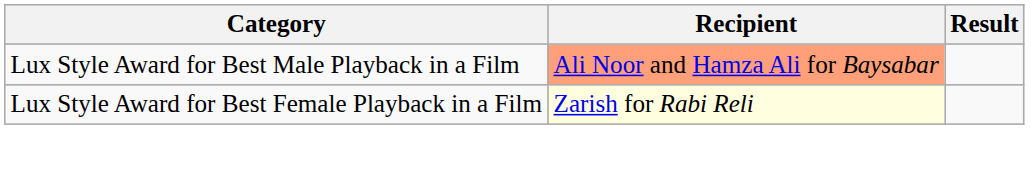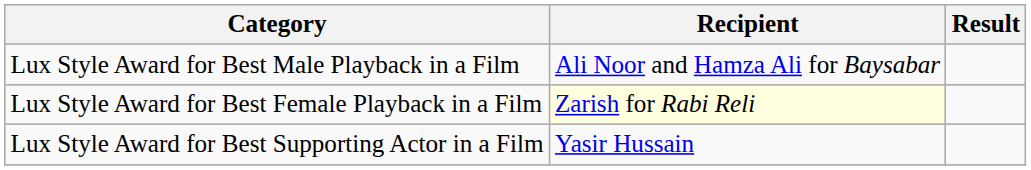(746, 64) lightsalmon background -> (748, 64) no background
+ row: (277, 143)
